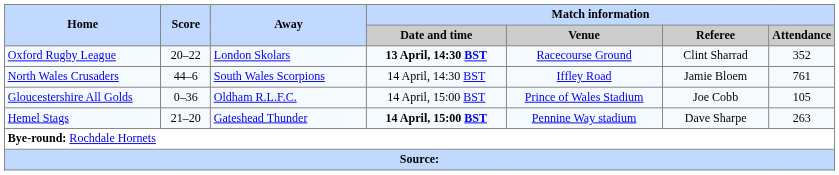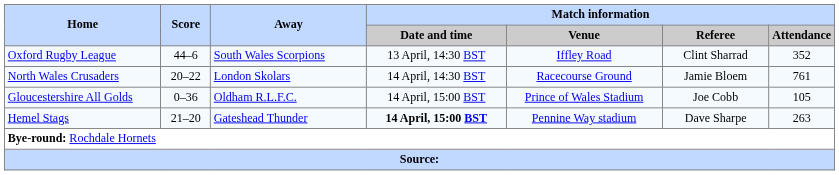(186, 56) 20–22 -> (186, 56) 44–6
(252, 56) London Skolars -> (269, 56) South Wales Scorpions
(436, 56) bold -> (436, 56) normal
(584, 56) Racecourse Ground -> (584, 56) Iffley Road
(186, 76) 44–6 -> (186, 76) 20–22
(269, 76) South Wales Scorpions -> (252, 76) London Skolars
(584, 76) Iffley Road -> (584, 76) Racecourse Ground
